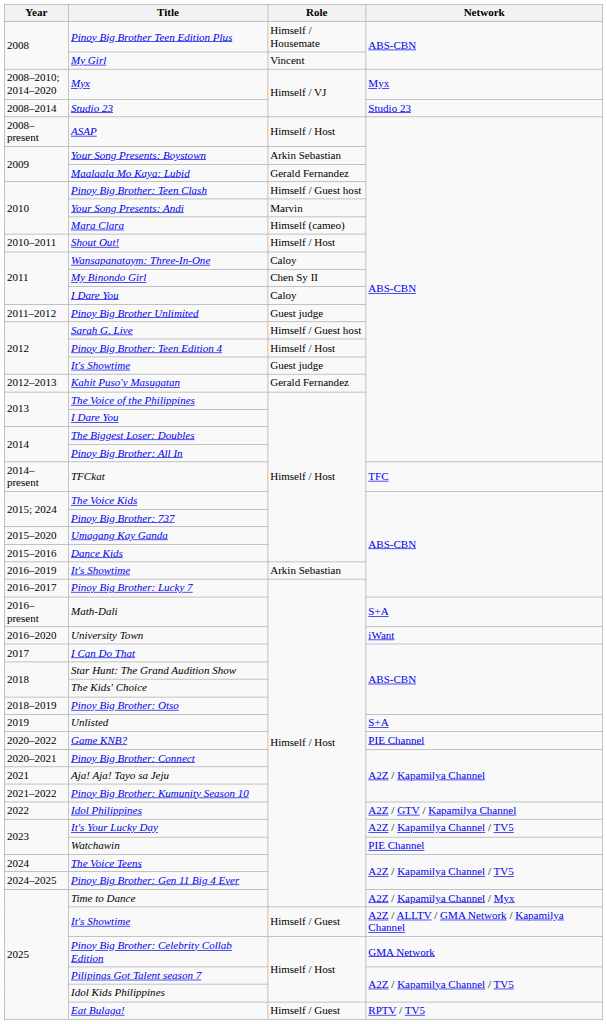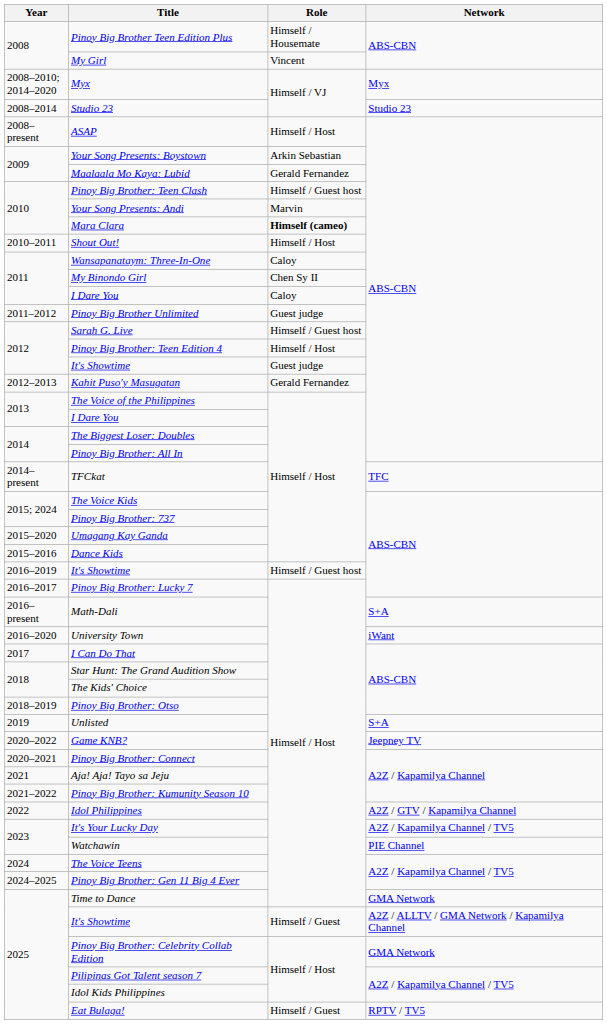(307, 225) normal -> (309, 225) bold
(306, 570) Arkin Sebastian -> (316, 570) Himself / Guest host
(396, 740) PIE Channel -> (395, 740) Jeepney TV
(441, 898) A2Z / Kapamilya Channel / Myx -> (402, 898) GMA Network
